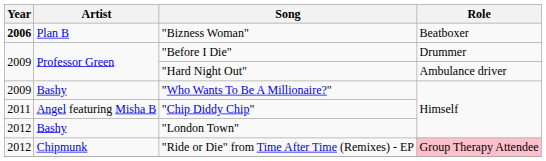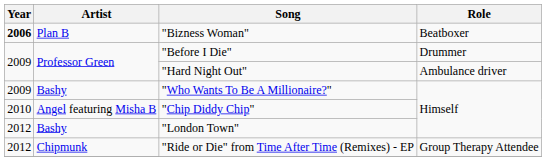(19, 109) 2011 -> (19, 109) 2010
(479, 147) pink background -> (479, 147) no background
